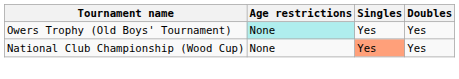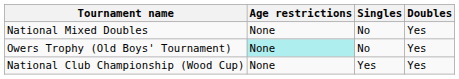+ row: (78, 30)
(367, 30) Yes -> (364, 48) No
(367, 48) lightsalmon background -> (367, 65) no background
